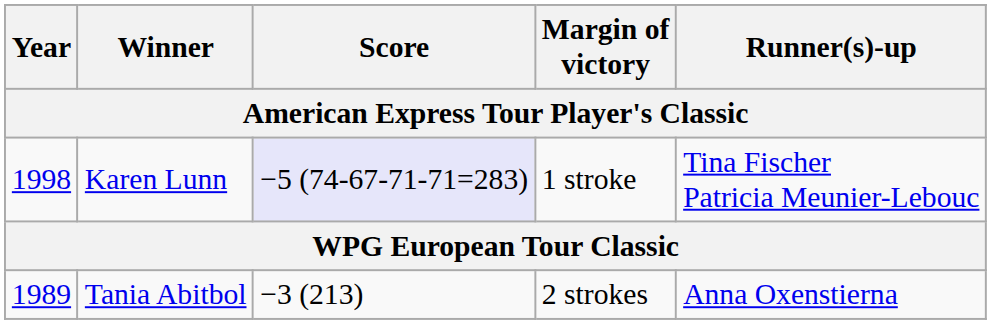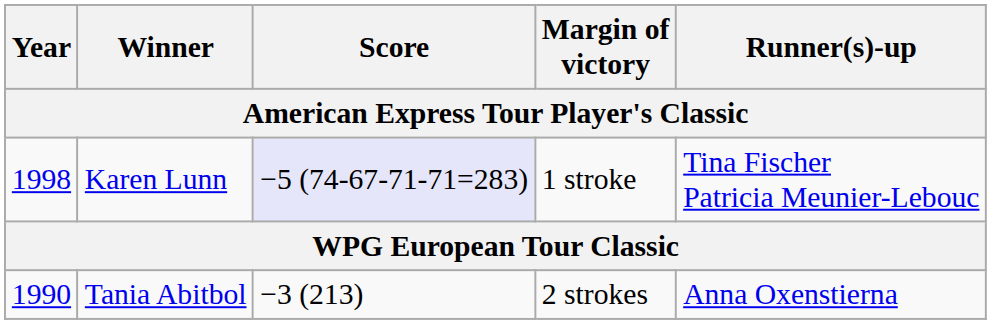(41, 294) 1989 -> (41, 294) 1990
